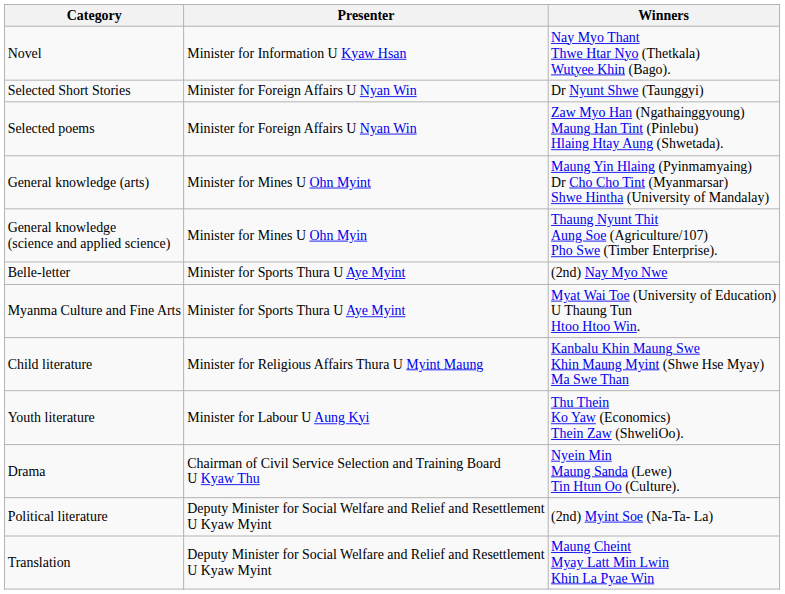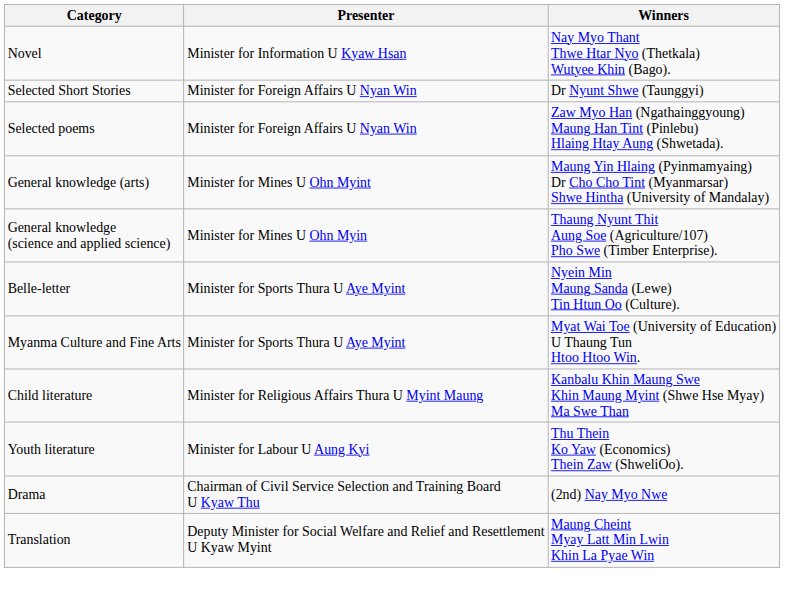(609, 273) (2nd) Nay Myo Nwe -> (615, 288) Nyein Min Maung Sanda (Lewe) Tin Htun Oo (Culture).
(615, 471) Nyein Min Maung Sanda (Lewe) Tin Htun Oo (Culture). -> (609, 494) (2nd) Nay Myo Nwe
- row: (58, 516)
